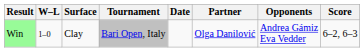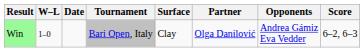columns swapped: (180, 12) <-> (81, 12)
